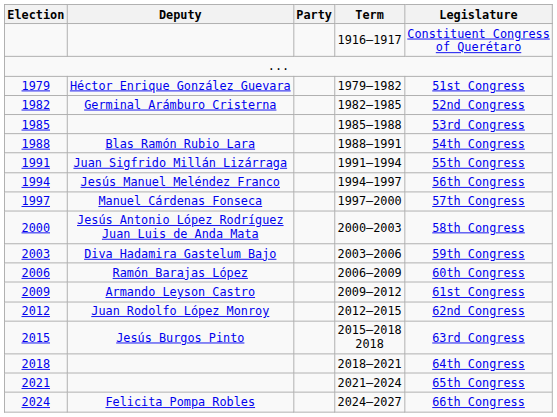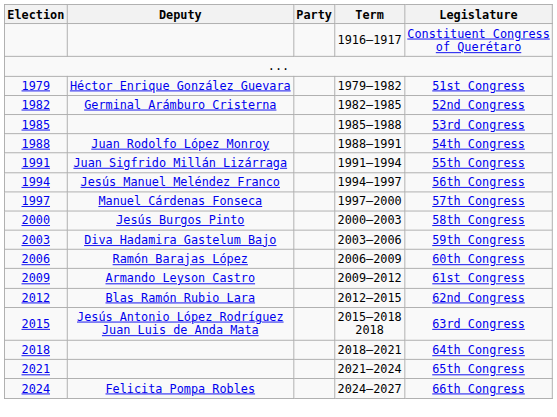(180, 143) Blas Ramón Rubio Lara -> (180, 143) Juan Rodolfo López Monroy
(180, 227) Jesús Antonio López Rodríguez Juan Luis de Anda Mata -> (180, 221) Jesús Burgos Pinto
(180, 311) Juan Rodolfo López Monroy -> (180, 298) Blas Ramón Rubio Lara
(180, 337) Jesús Burgos Pinto -> (180, 324) Jesús Antonio López Rodríguez Juan Luis de Anda Mata
